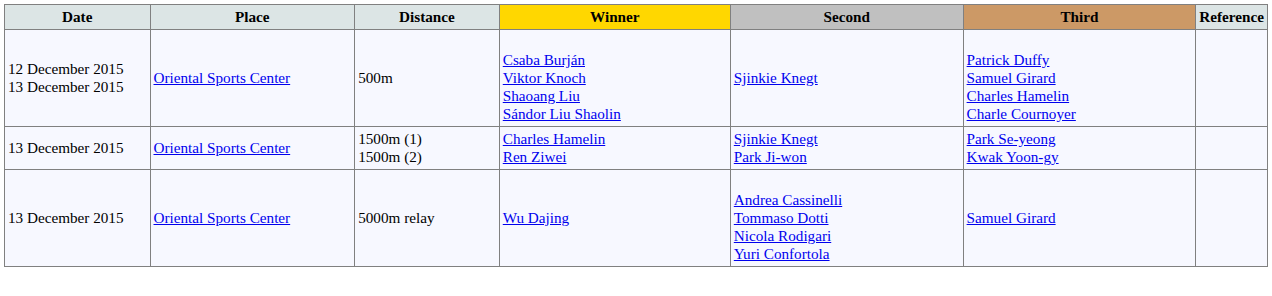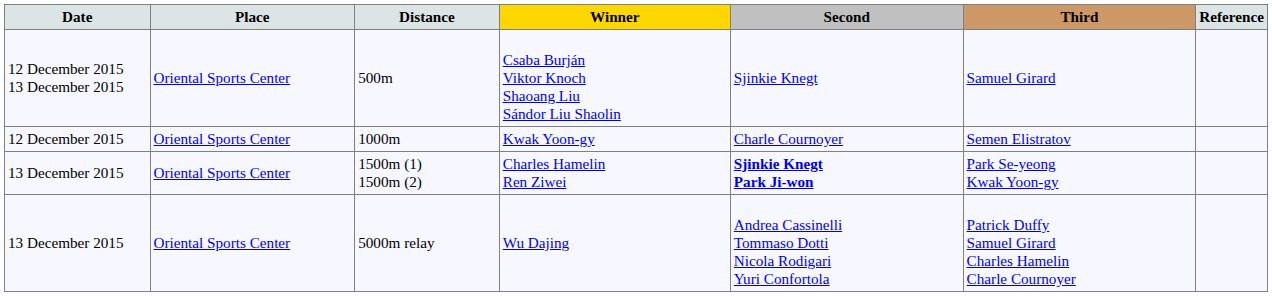(1021, 86) Patrick Duffy Samuel Girard Charles Hamelin Charle Cournoyer -> (1011, 78) Samuel Girard
+ row: (379, 138)
(776, 148) normal -> (778, 172) bold
(1011, 218) Samuel Girard -> (1021, 252) Patrick Duffy Samuel Girard Charles Hamelin Charle Cournoyer
